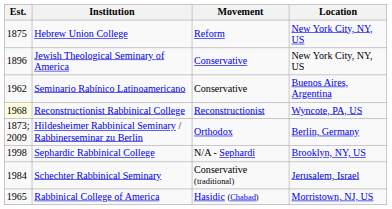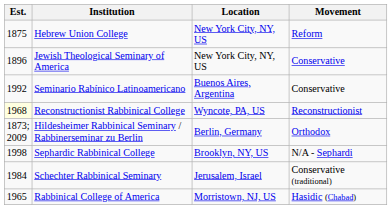columns swapped: (240, 12) <-> (338, 12)
(17, 88) 1962 -> (17, 88) 1992
